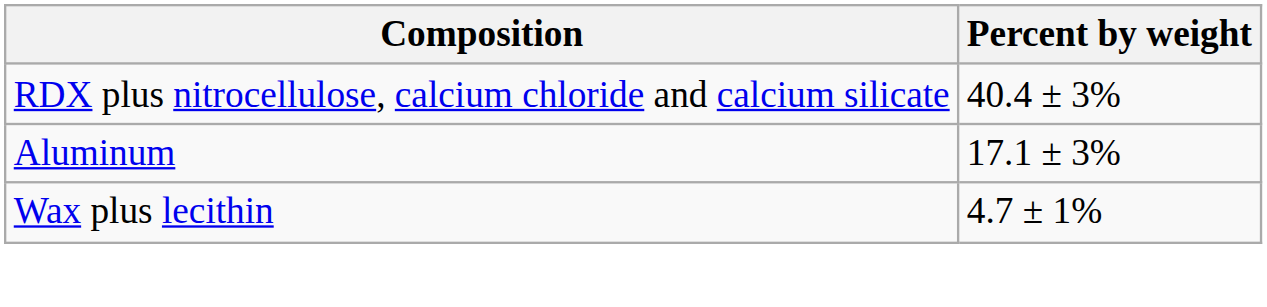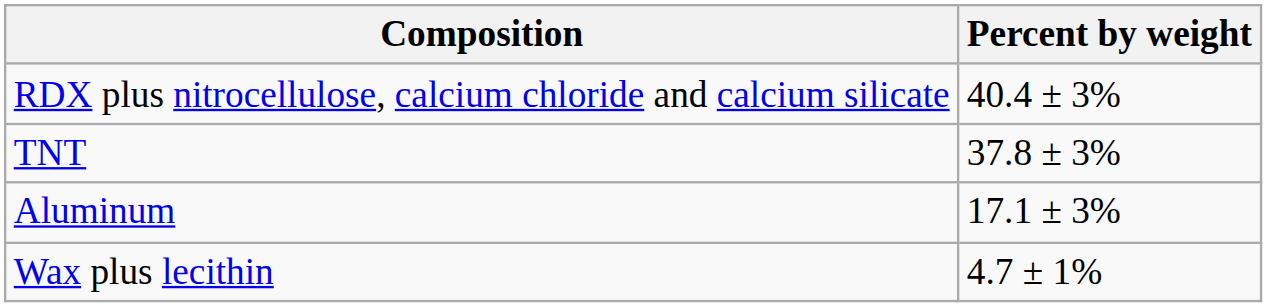+ row: (50, 152)
